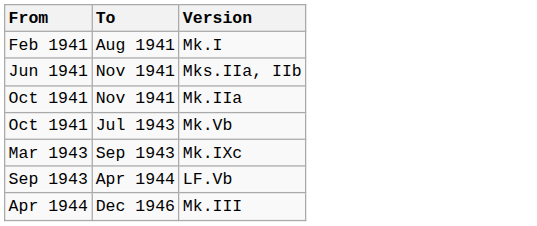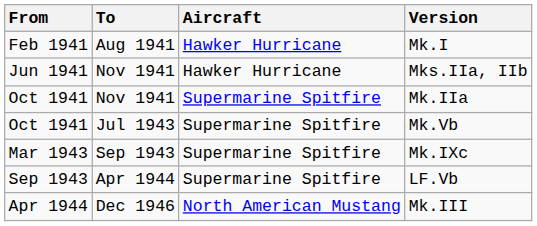+ column: (222, 18)
